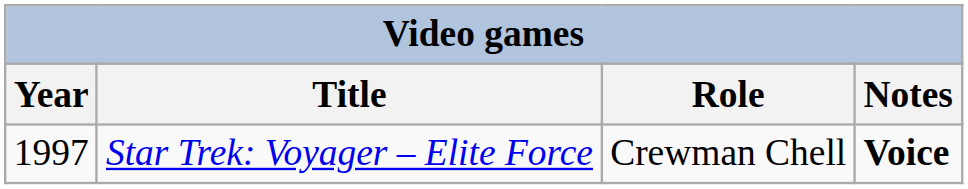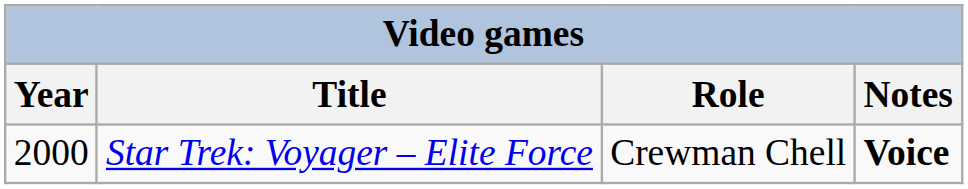(51, 152) 1997 -> (51, 152) 2000
